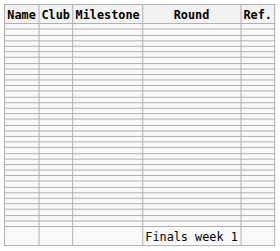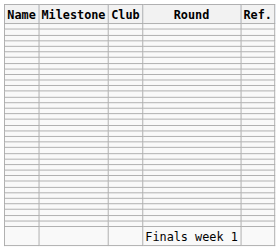columns swapped: (56, 14) <-> (108, 14)
